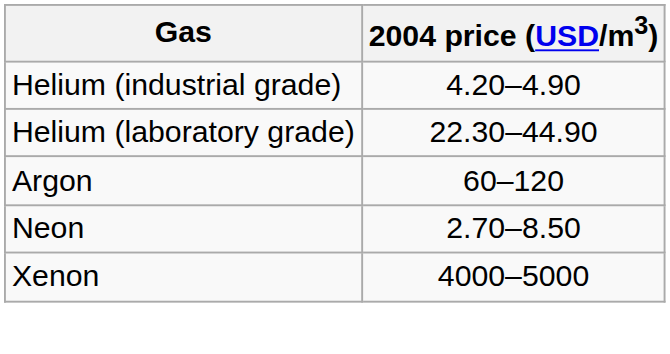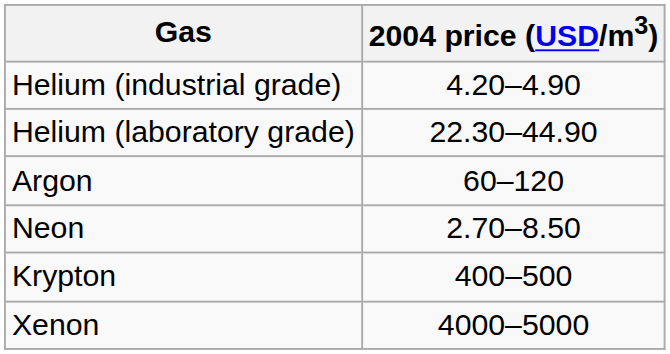+ row: (64, 276)
